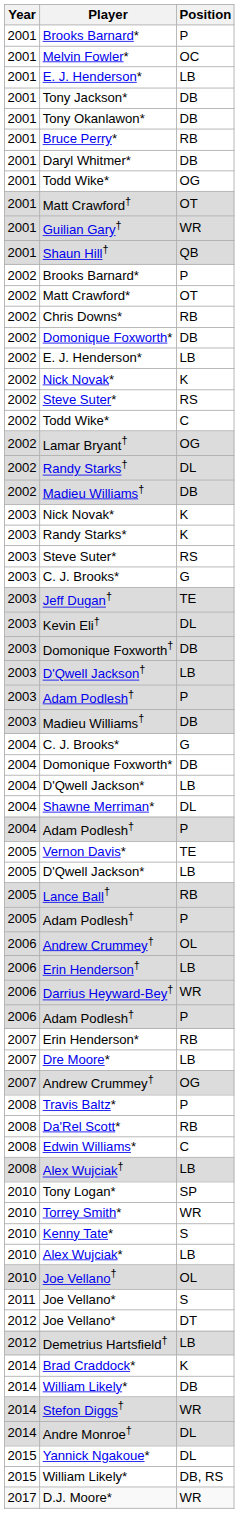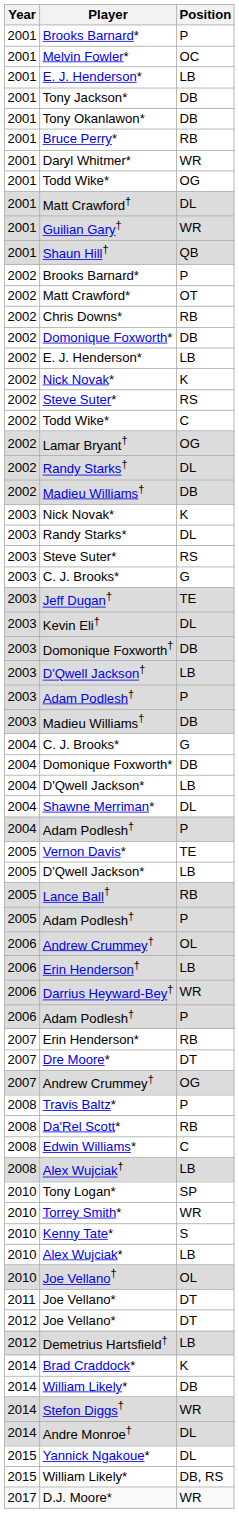(189, 160) DB -> (190, 160) WR
(189, 203) OT -> (188, 203) DL
(184, 535) K -> (188, 535) DL
(188, 1060) LB -> (188, 1060) DT
(184, 1299) S -> (188, 1299) DT
